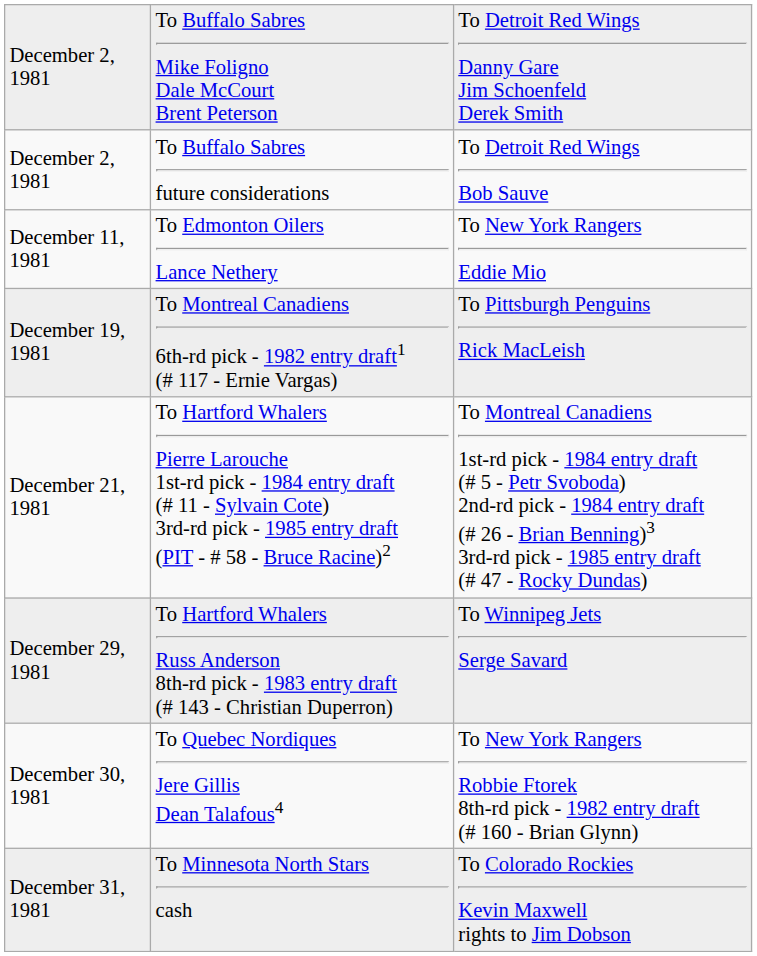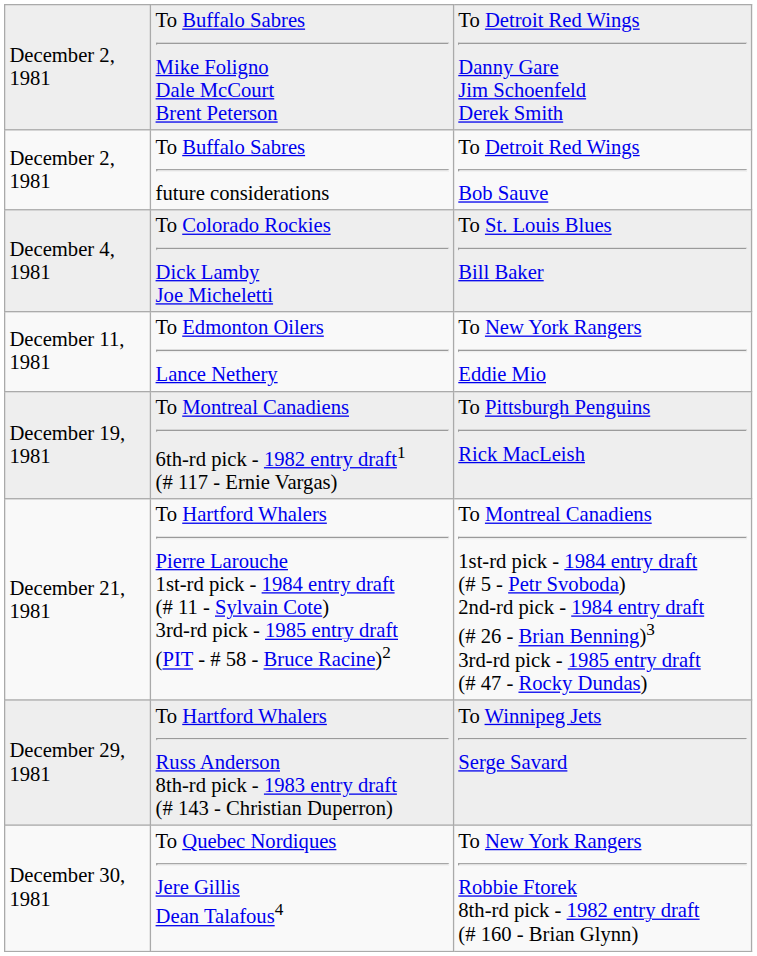+ row: (62, 260)
- row: (67, 899)
